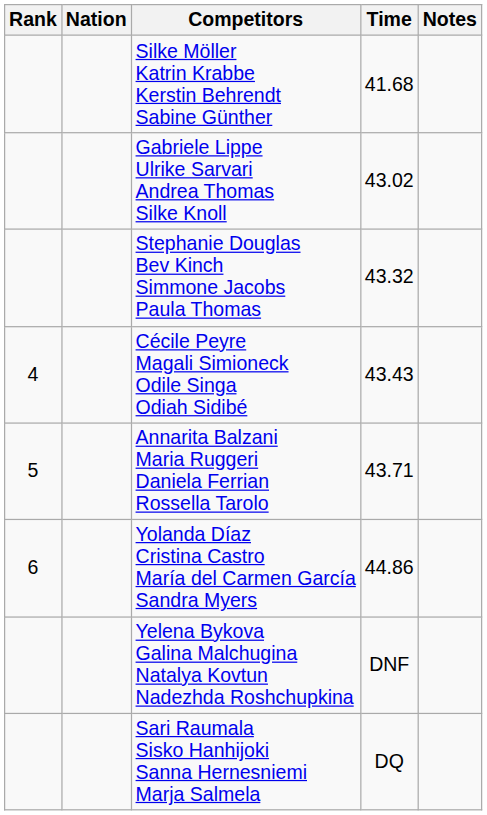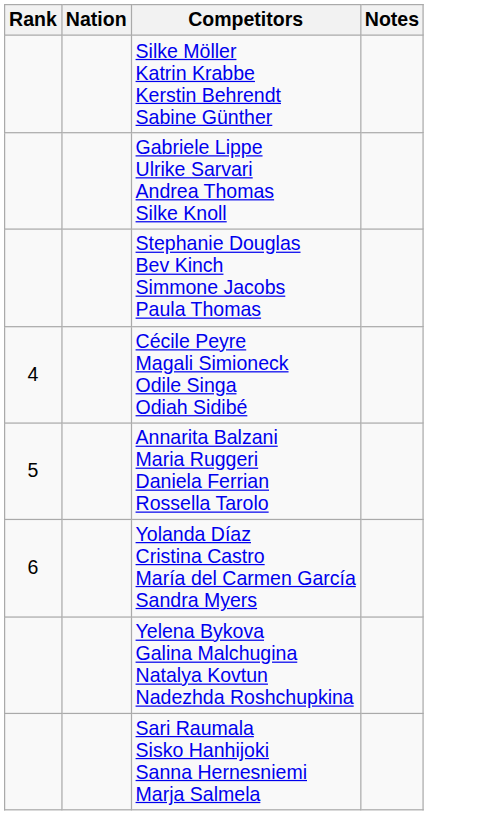- column: (389, 19)
